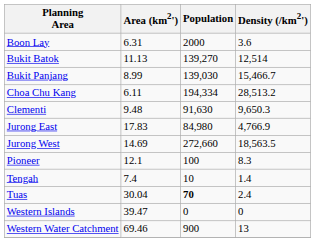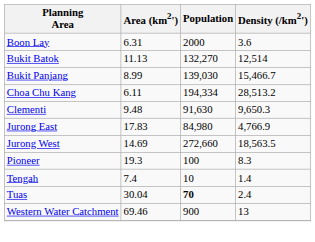(200, 59) 139,270 -> (200, 59) 132,270
(133, 161) 12.1 -> (133, 161) 19.3
- row: (41, 212)
